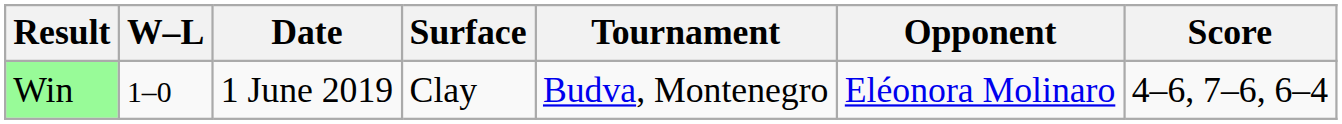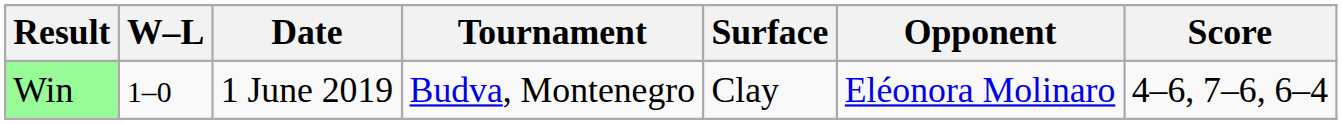columns swapped: (686, 32) <-> (468, 32)
